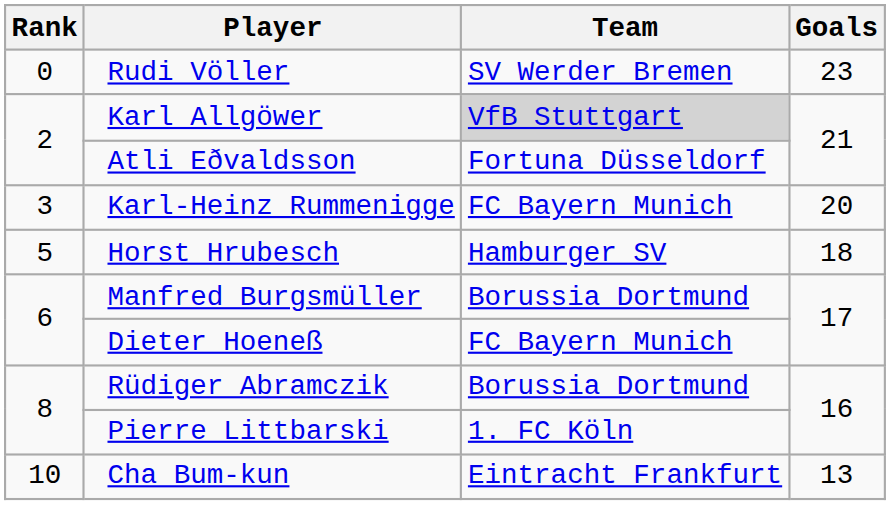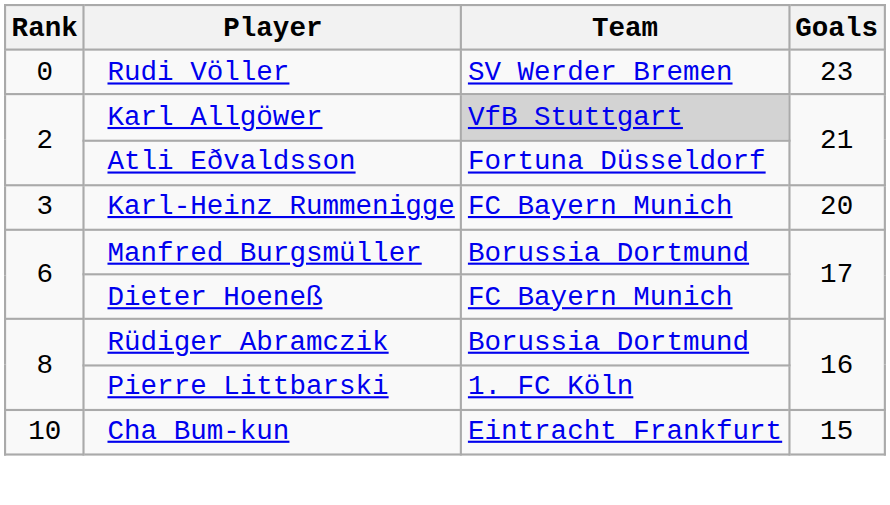- row: (215, 252)
(837, 477) 13 -> (837, 432) 15
